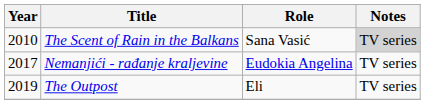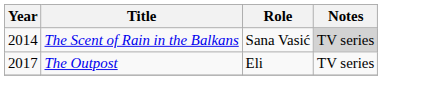(23, 39) 2010 -> (23, 39) 2014
- row: (136, 63)
(23, 87) 2019 -> (23, 63) 2017
